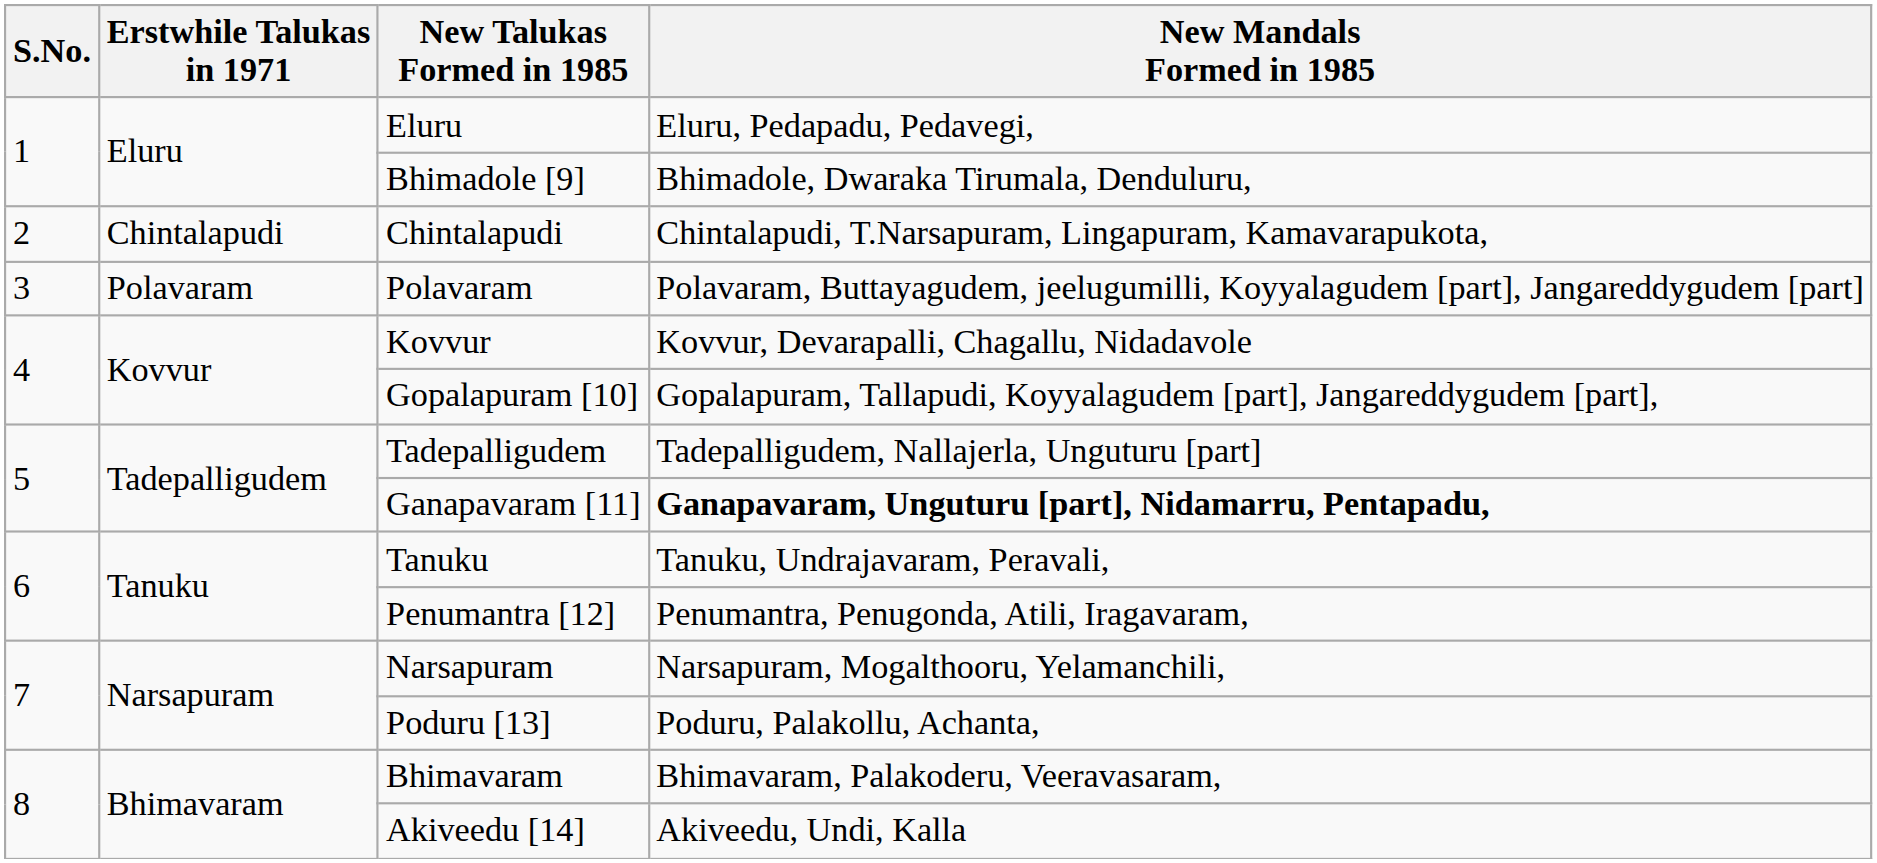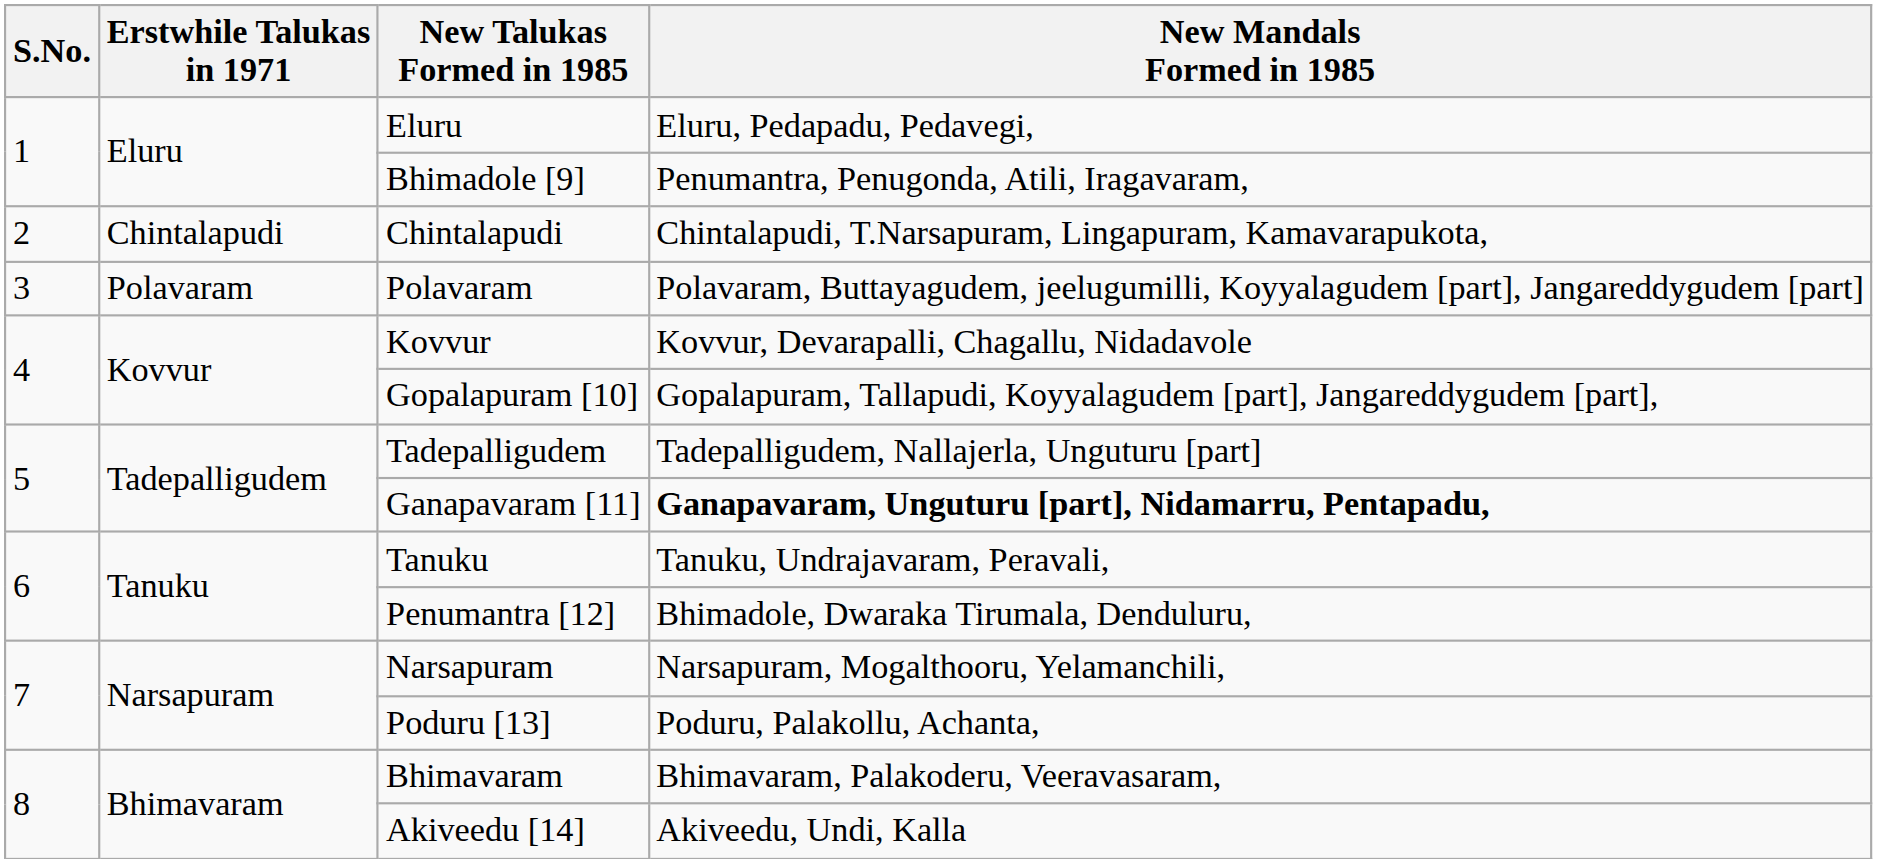(954, 178) Bhimadole, Dwaraka Tirumala, Denduluru, -> (953, 178) Penumantra, Penugonda, Atili, Iragavaram,
(953, 613) Penumantra, Penugonda, Atili, Iragavaram, -> (954, 613) Bhimadole, Dwaraka Tirumala, Denduluru,
